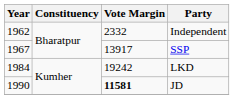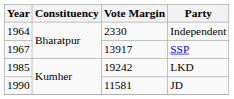(18, 31) 1962 -> (18, 31) 1964
(115, 31) 2332 -> (115, 31) 2330
(18, 67) 1984 -> (18, 67) 1985
(118, 85) bold -> (118, 85) normal
